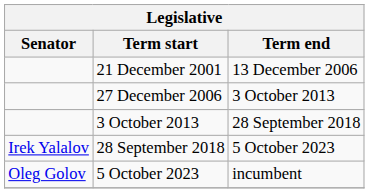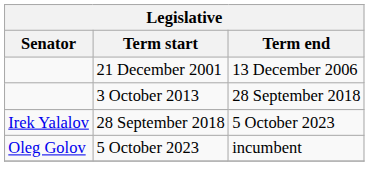- row: (159, 95)
